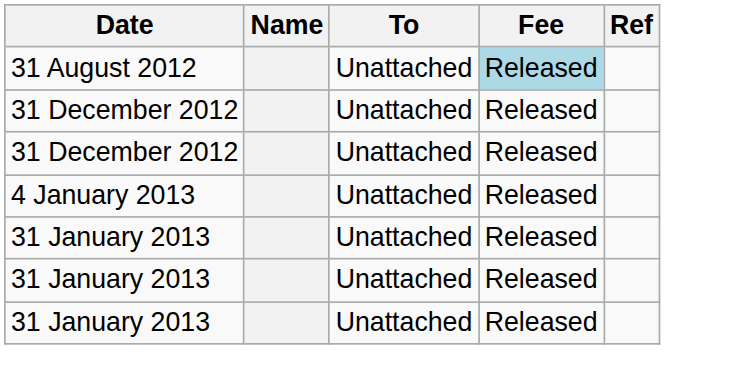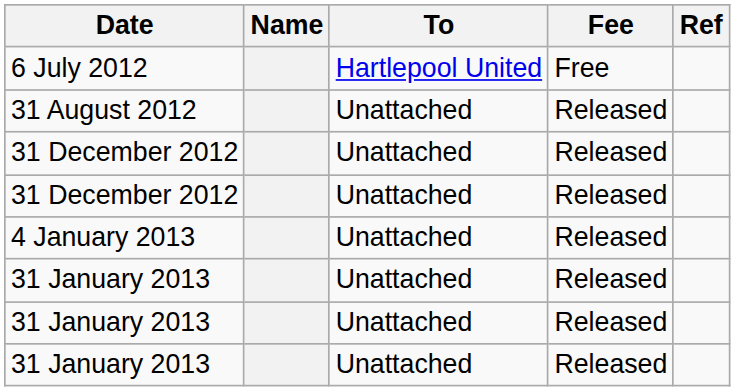+ row: (79, 68)
(541, 68) lightblue background -> (611, 110) no background
